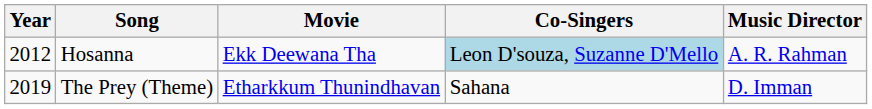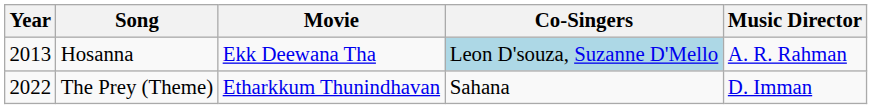(30, 53) 2012 -> (30, 53) 2013
(30, 86) 2019 -> (30, 86) 2022
